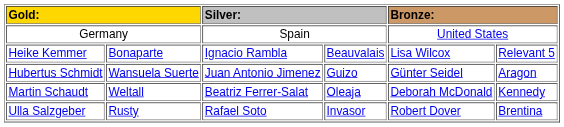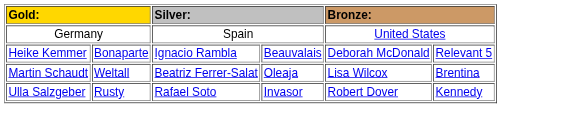(420, 53) Lisa Wilcox -> (379, 53) Deborah McDonald
- row: (55, 72)
(441, 92) Deborah McDonald -> (358, 72) Lisa Wilcox
(522, 92) Kennedy -> (458, 72) Brentina
(520, 111) Brentina -> (459, 92) Kennedy
